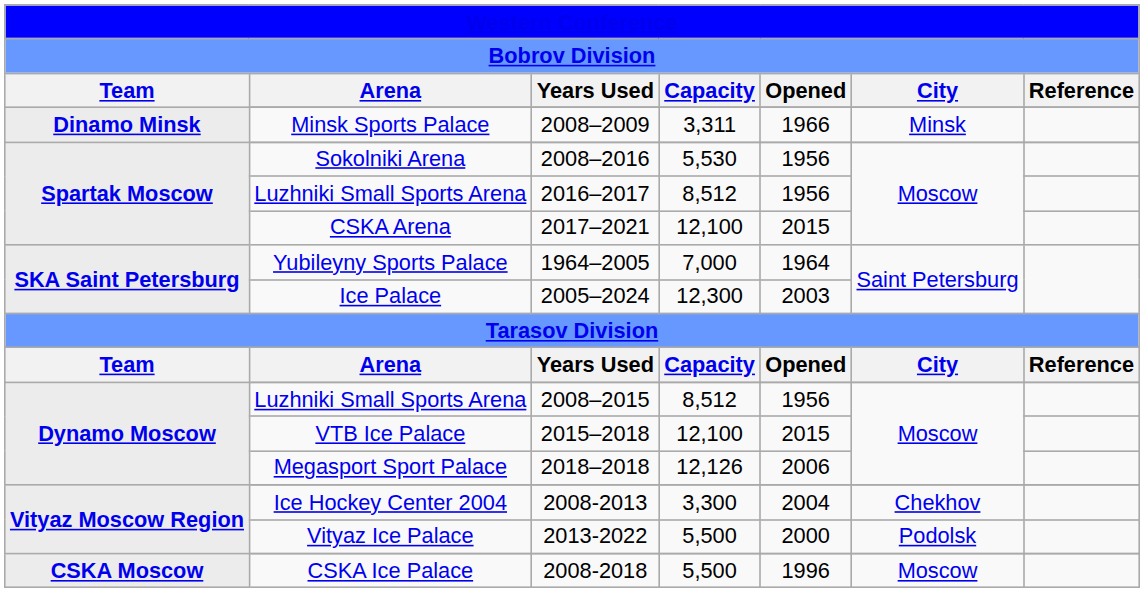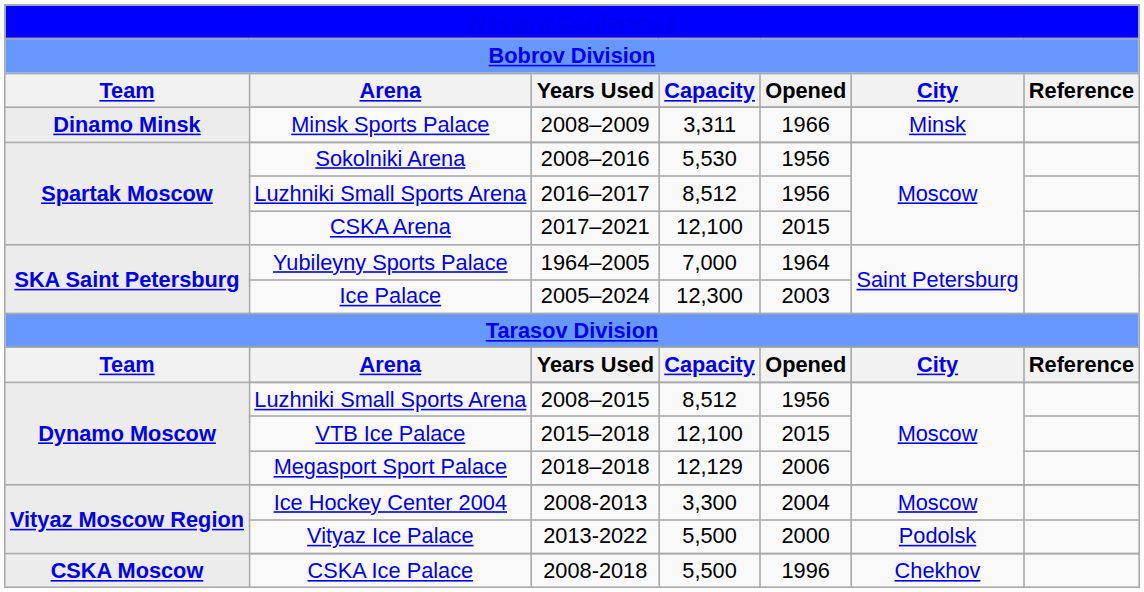(710, 467) 12,126 -> (710, 467) 12,129
(938, 502) Chekhov -> (938, 502) Moscow
(938, 570) Moscow -> (938, 570) Chekhov
